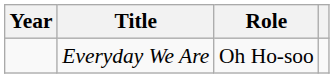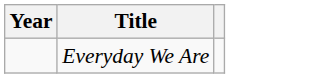- column: (266, 21)
